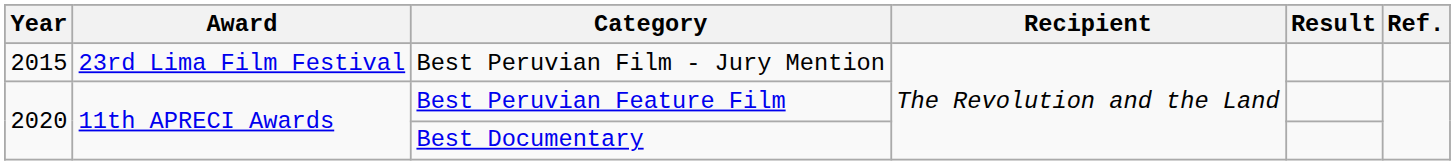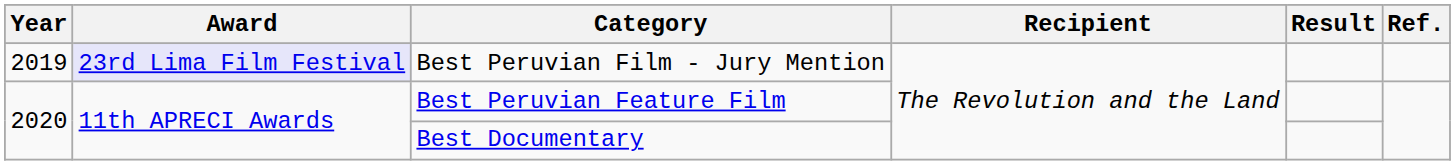(39, 63) 2015 -> (39, 63) 2019
(242, 63) no background -> (242, 63) lavender background
